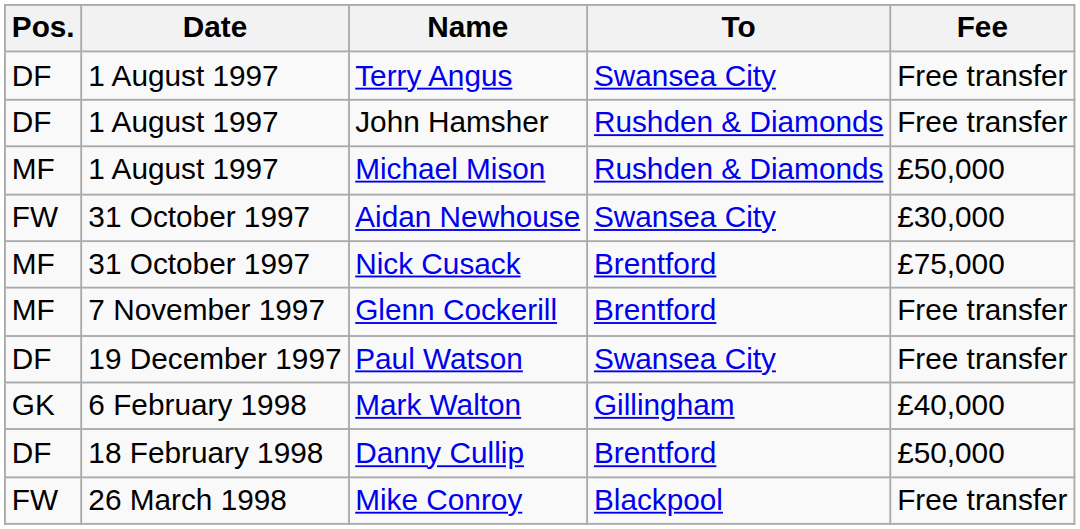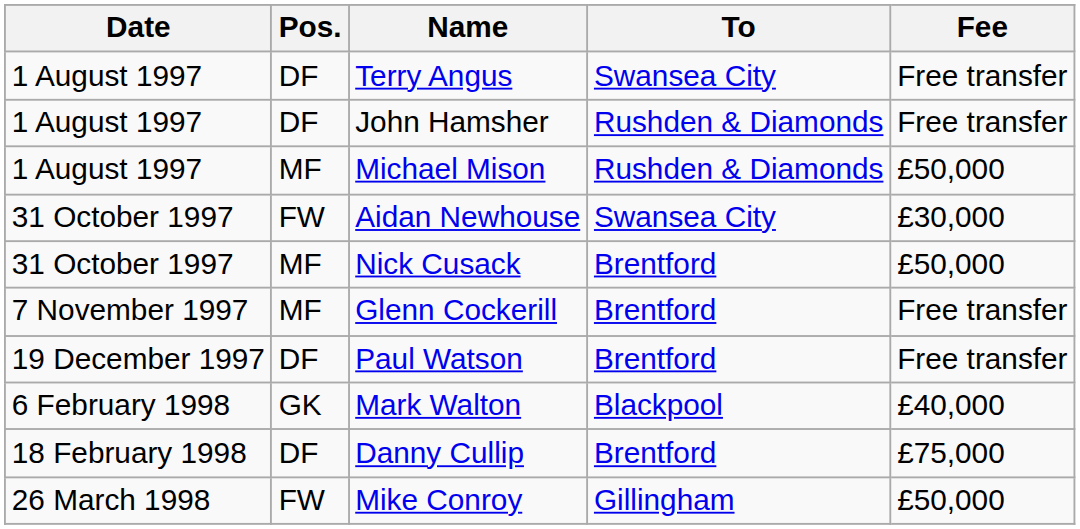columns swapped: (215, 28) <-> (43, 28)
(951, 264) £75,000 -> (951, 264) £50,000
(685, 358) Swansea City -> (655, 358) Brentford
(664, 405) Gillingham -> (658, 405) Blackpool
(951, 452) £50,000 -> (951, 452) £75,000
(658, 500) Blackpool -> (664, 500) Gillingham
(982, 500) Free transfer -> (951, 500) £50,000
